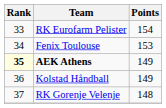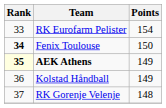(19, 45) normal -> (19, 45) bold
(145, 45) 153 -> (145, 45) 150
